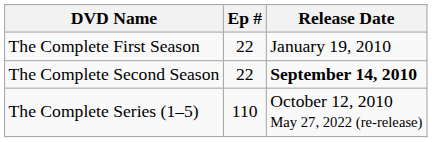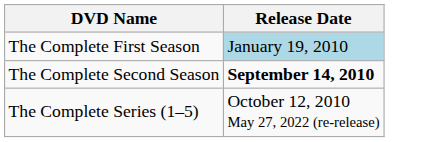- column: (245, 18)
(331, 46) no background -> (288, 46) lightblue background
